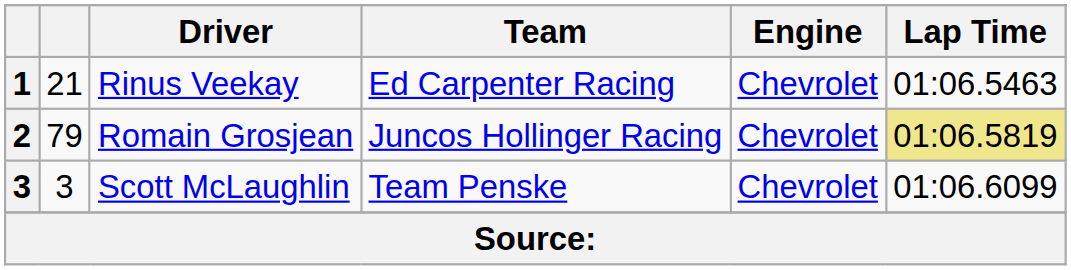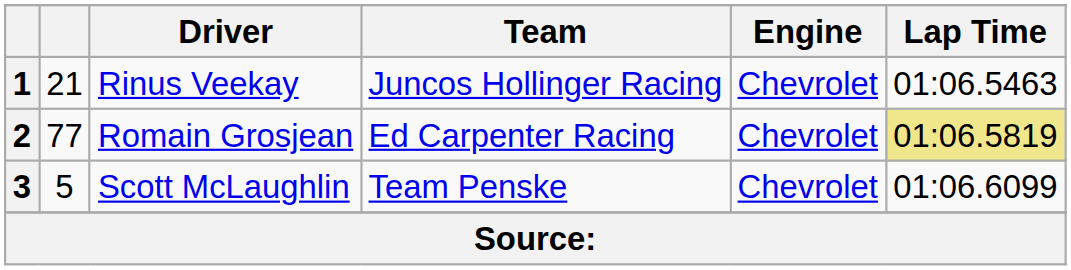(522, 83) Ed Carpenter Racing -> (545, 83) Juncos Hollinger Racing
(64, 135) 79 -> (64, 135) 77
(545, 135) Juncos Hollinger Racing -> (522, 135) Ed Carpenter Racing
(64, 187) 3 -> (64, 187) 5
